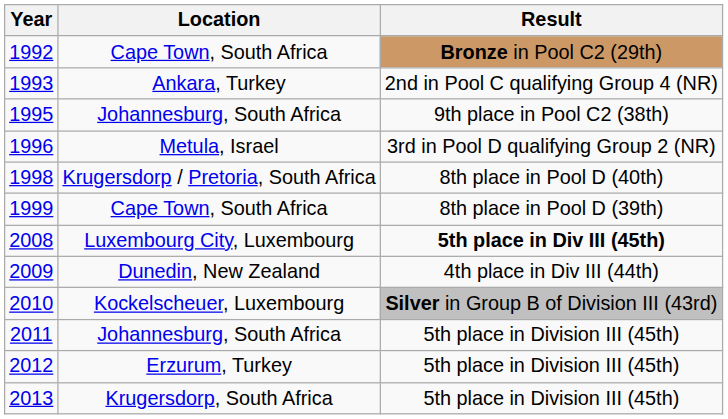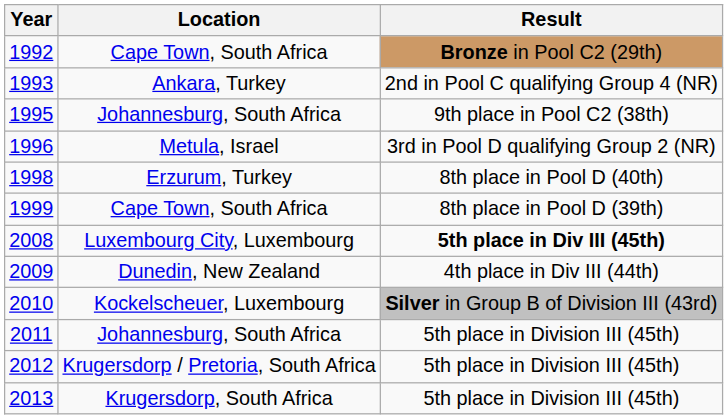(219, 177) Krugersdorp / Pretoria, South Africa -> (219, 177) Erzurum, Turkey
(219, 366) Erzurum, Turkey -> (219, 366) Krugersdorp / Pretoria, South Africa
